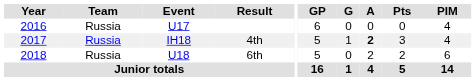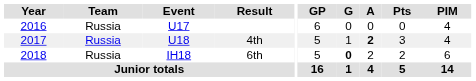(179, 40) IH18 -> (179, 40) U18
(179, 55) U18 -> (179, 55) IH18
(348, 55) normal -> (348, 55) bold
